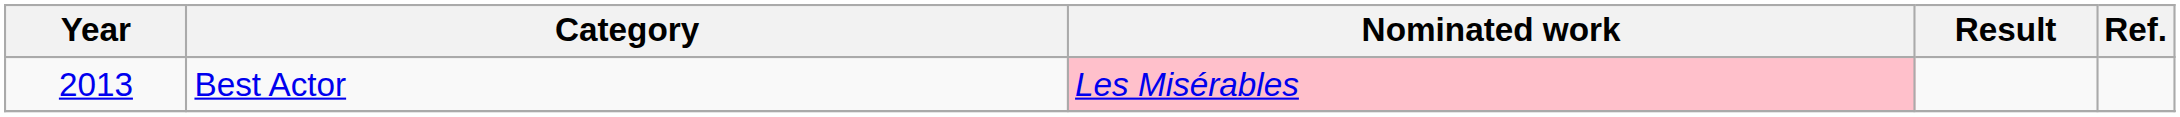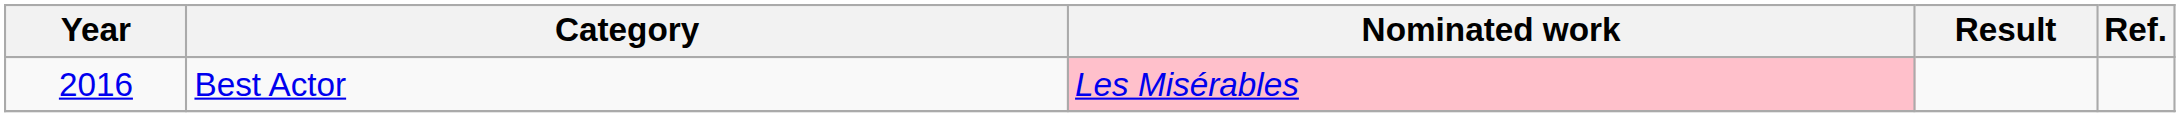(96, 83) 2013 -> (96, 83) 2016
